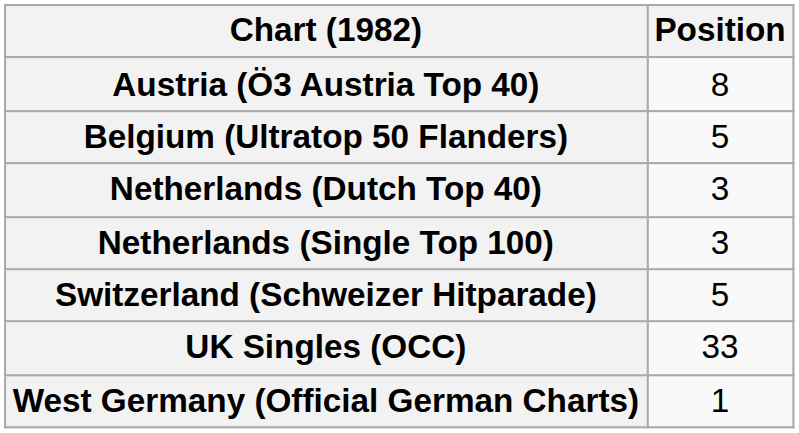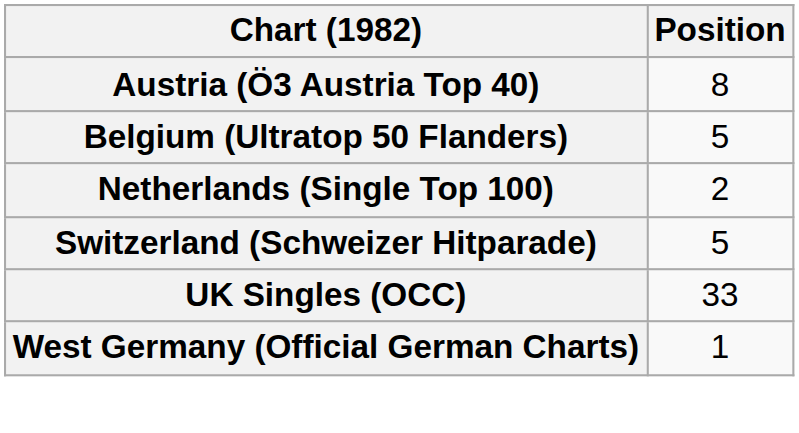- row: (326, 189)
(720, 242) 3 -> (720, 189) 2
